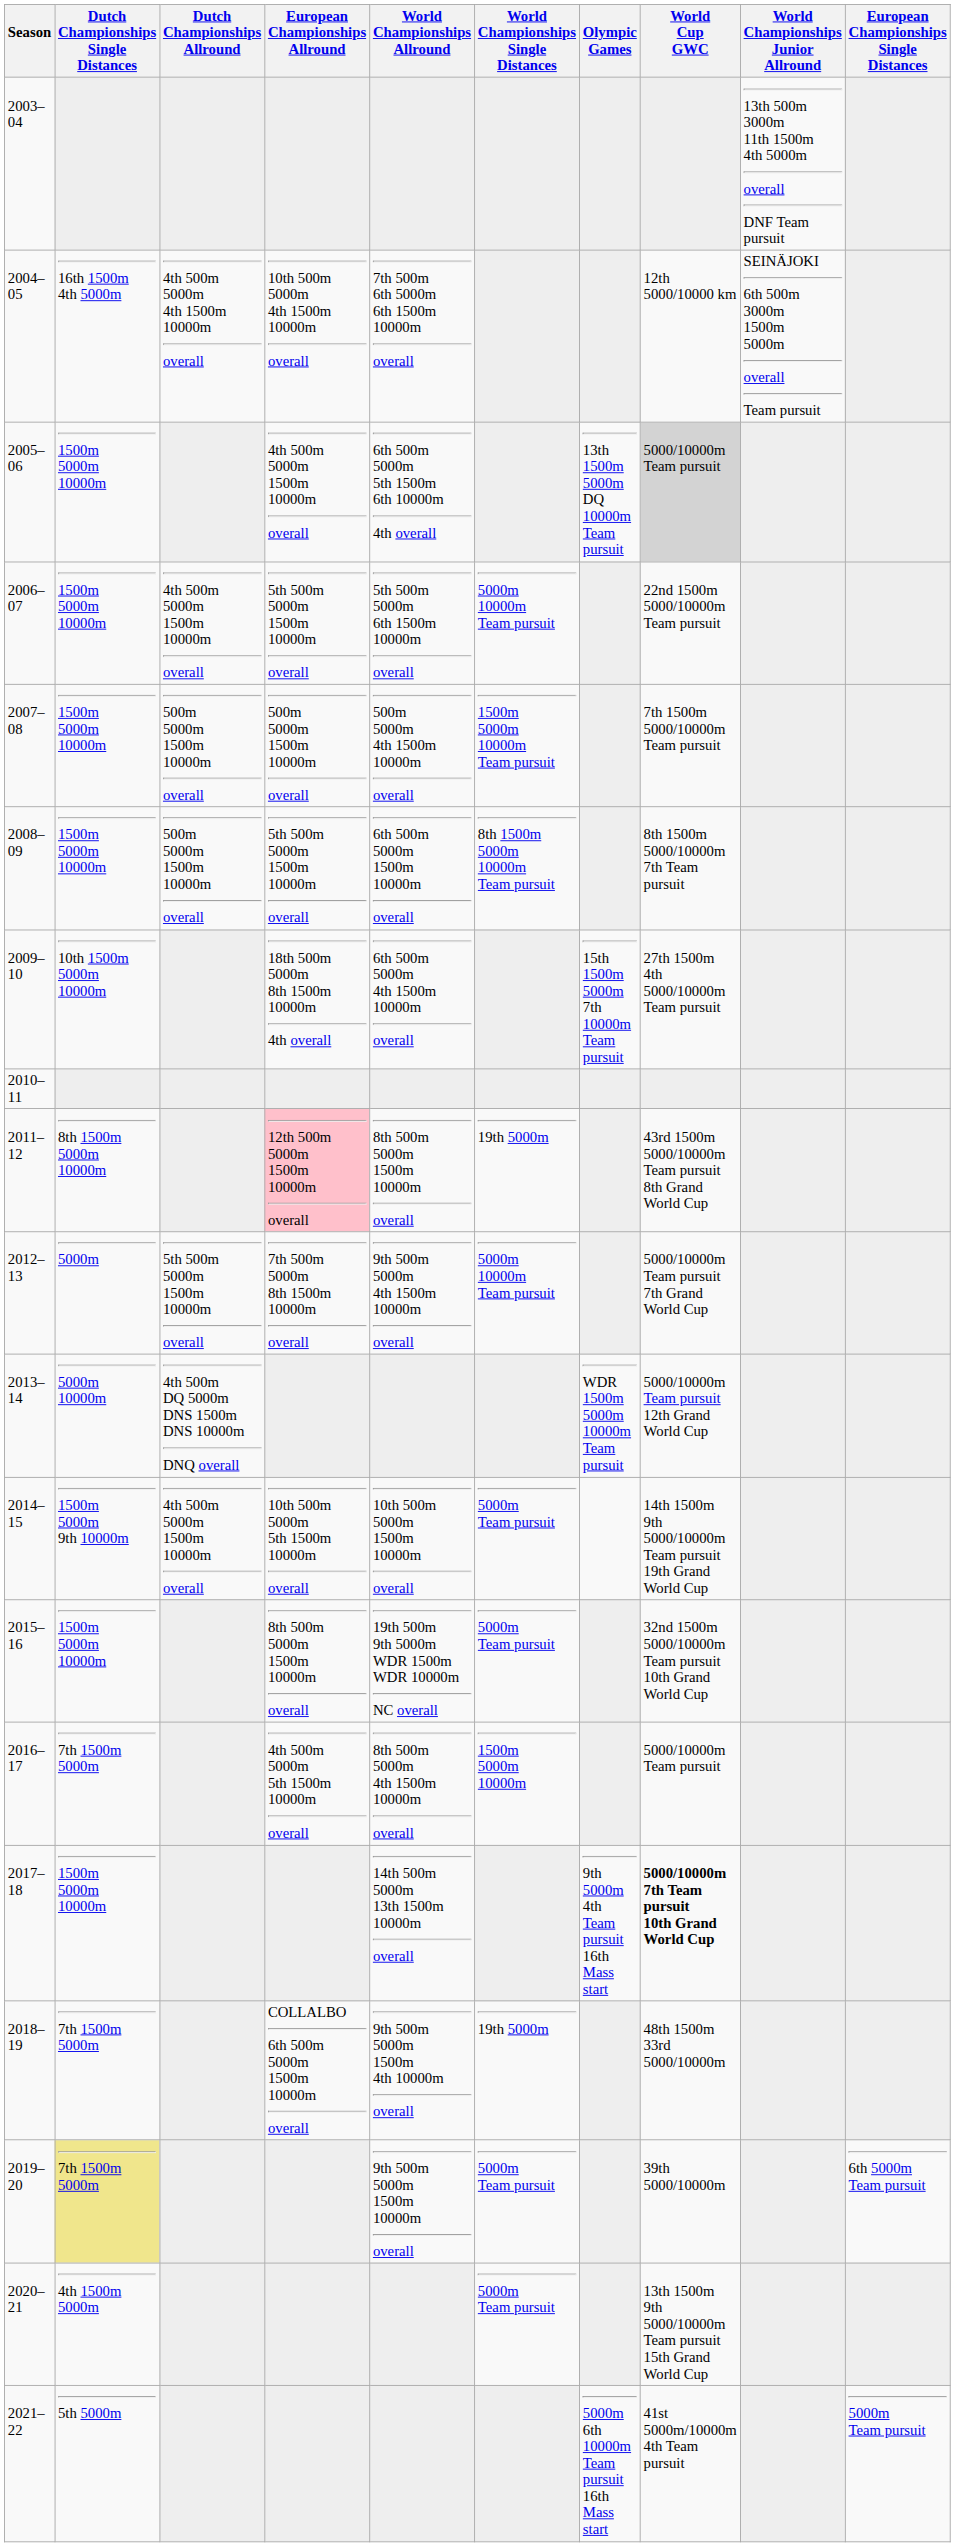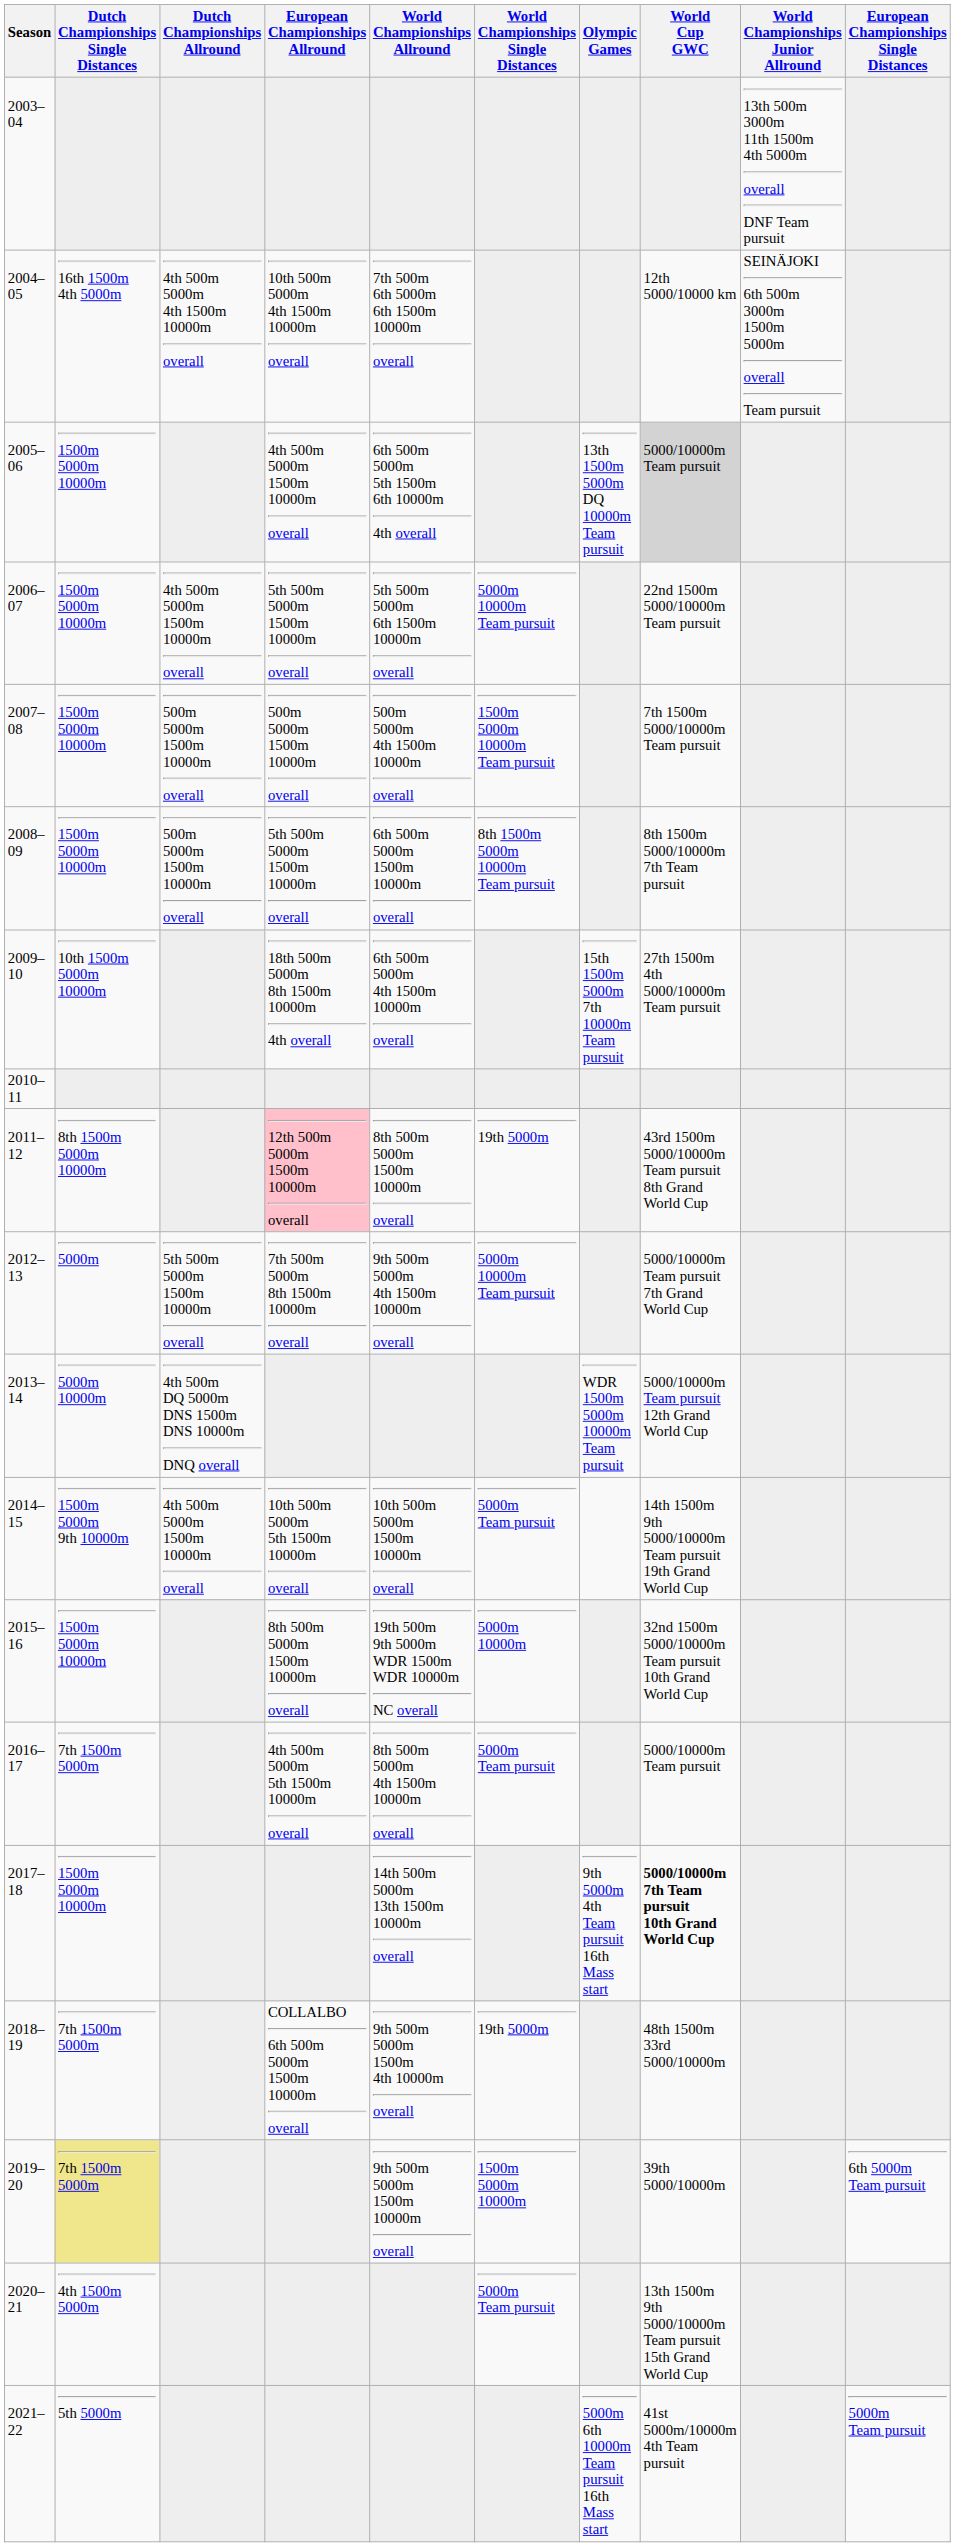(527, 1631) 5000m Team pursuit -> (527, 1631) 5000m 10000m
(527, 1762) 1500m 5000m 10000m -> (527, 1754) 5000m Team pursuit
(527, 2172) 5000m Team pursuit -> (527, 2180) 1500m 5000m 10000m
